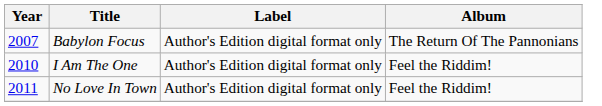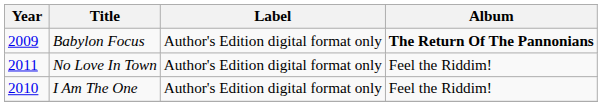(23, 40) 2007 -> (23, 40) 2009
(484, 40) normal -> (491, 40) bold
rows swapped: (95, 64) <-> (105, 88)
